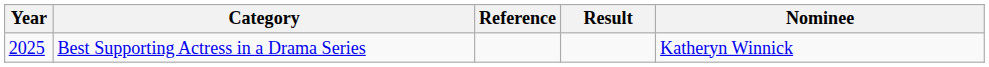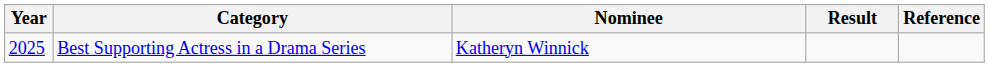columns swapped: (820, 18) <-> (518, 18)
